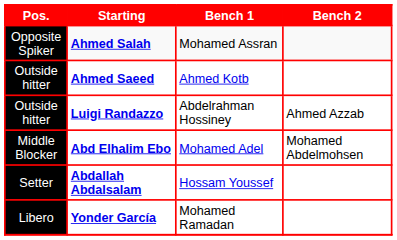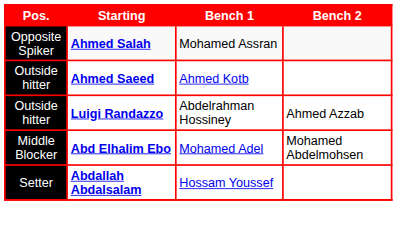- row: (113, 218)
